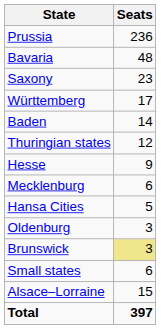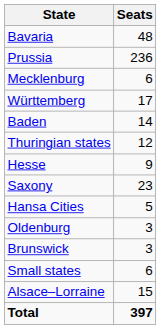rows swapped: (30, 36) <-> (30, 57)
rows swapped: (30, 79) <-> (46, 185)
(149, 249) khaki background -> (149, 249) no background
